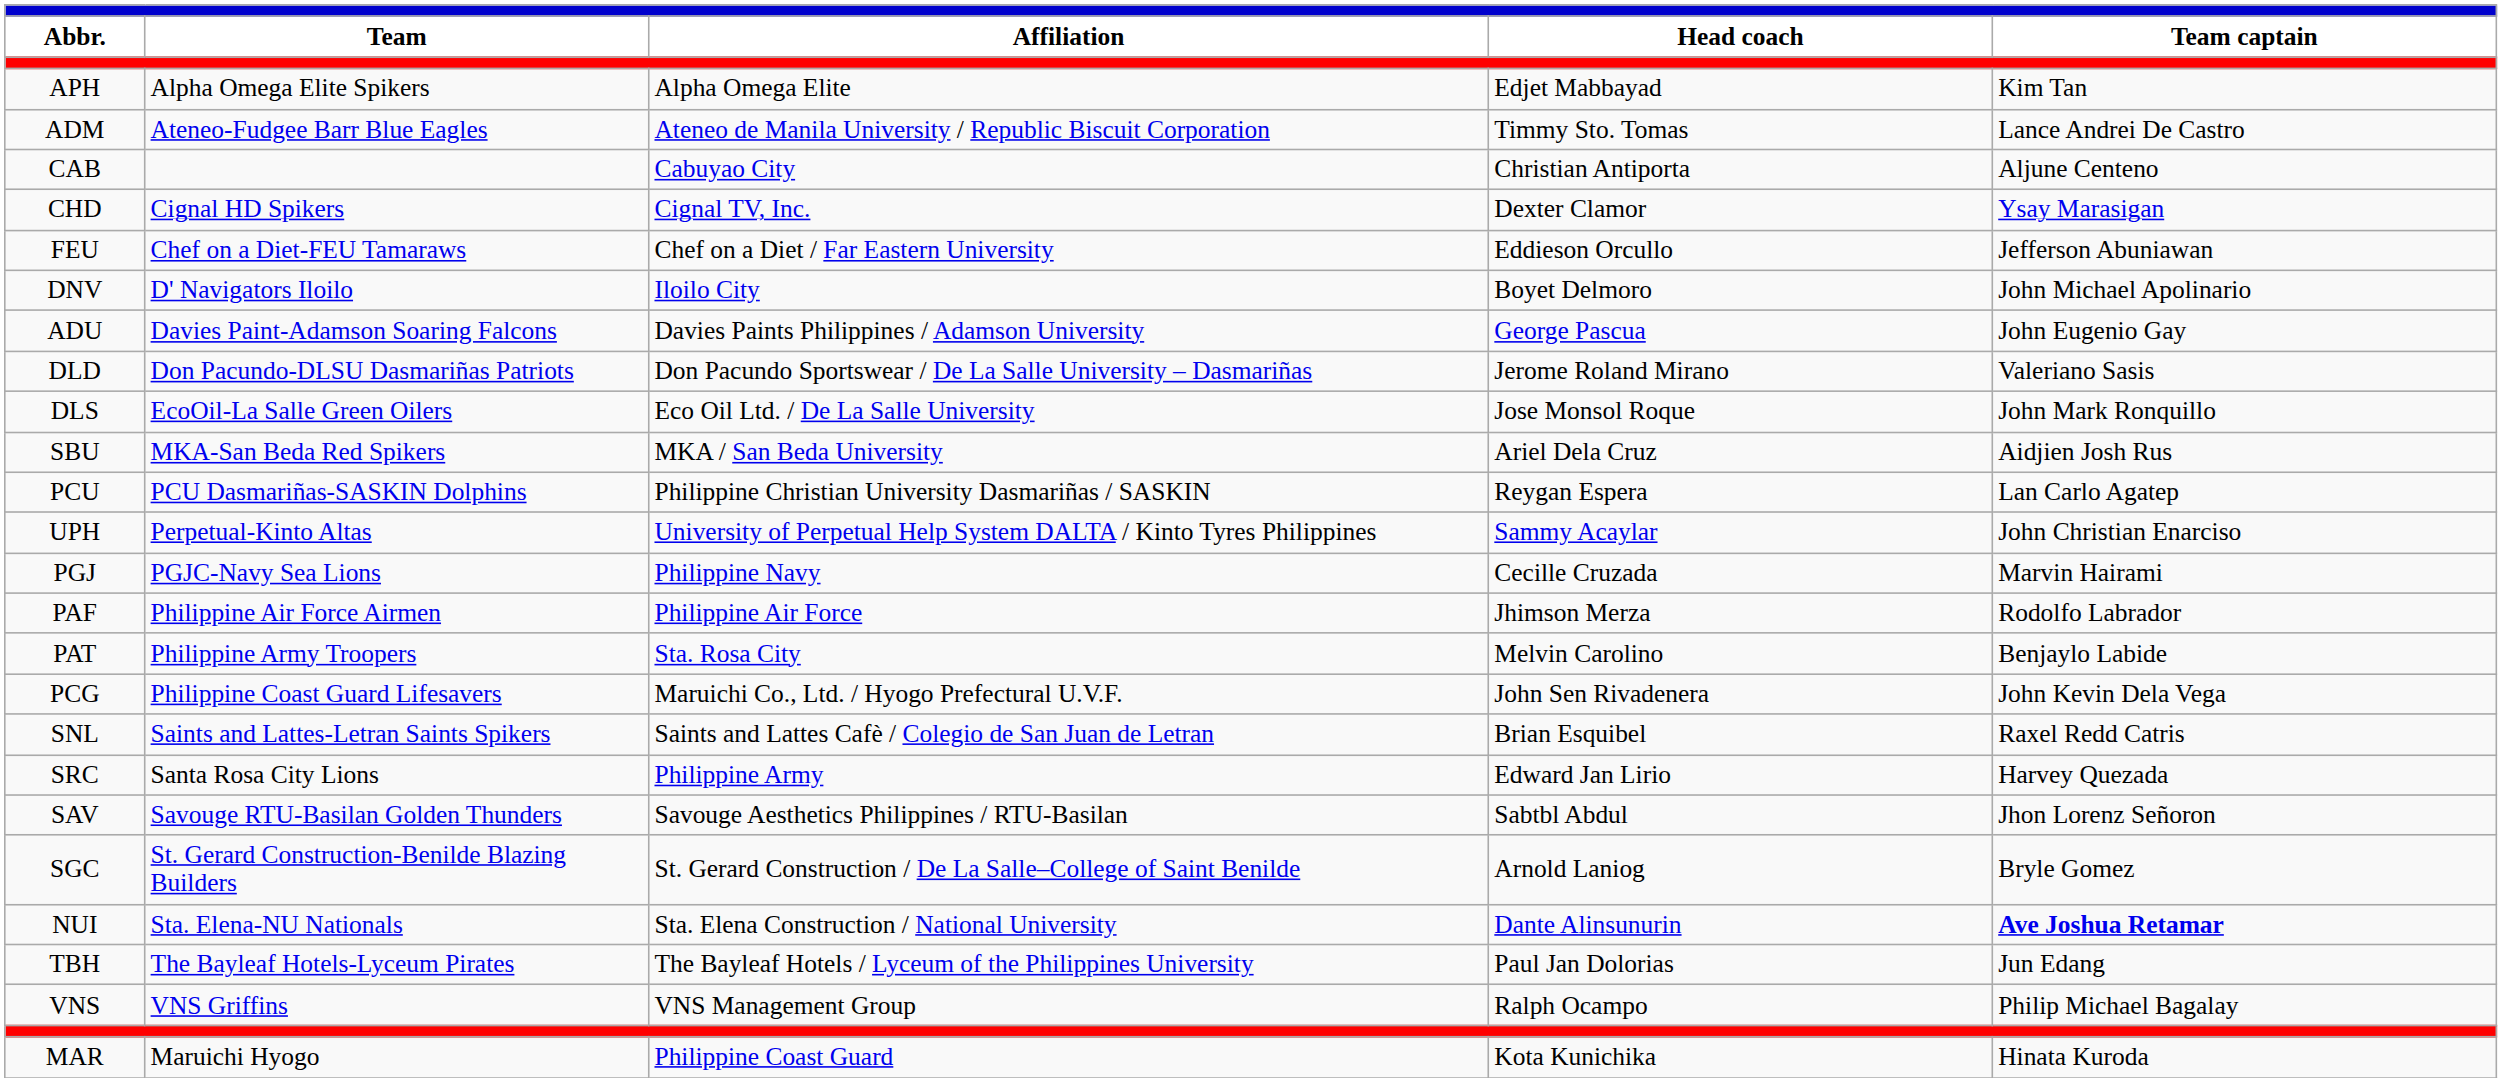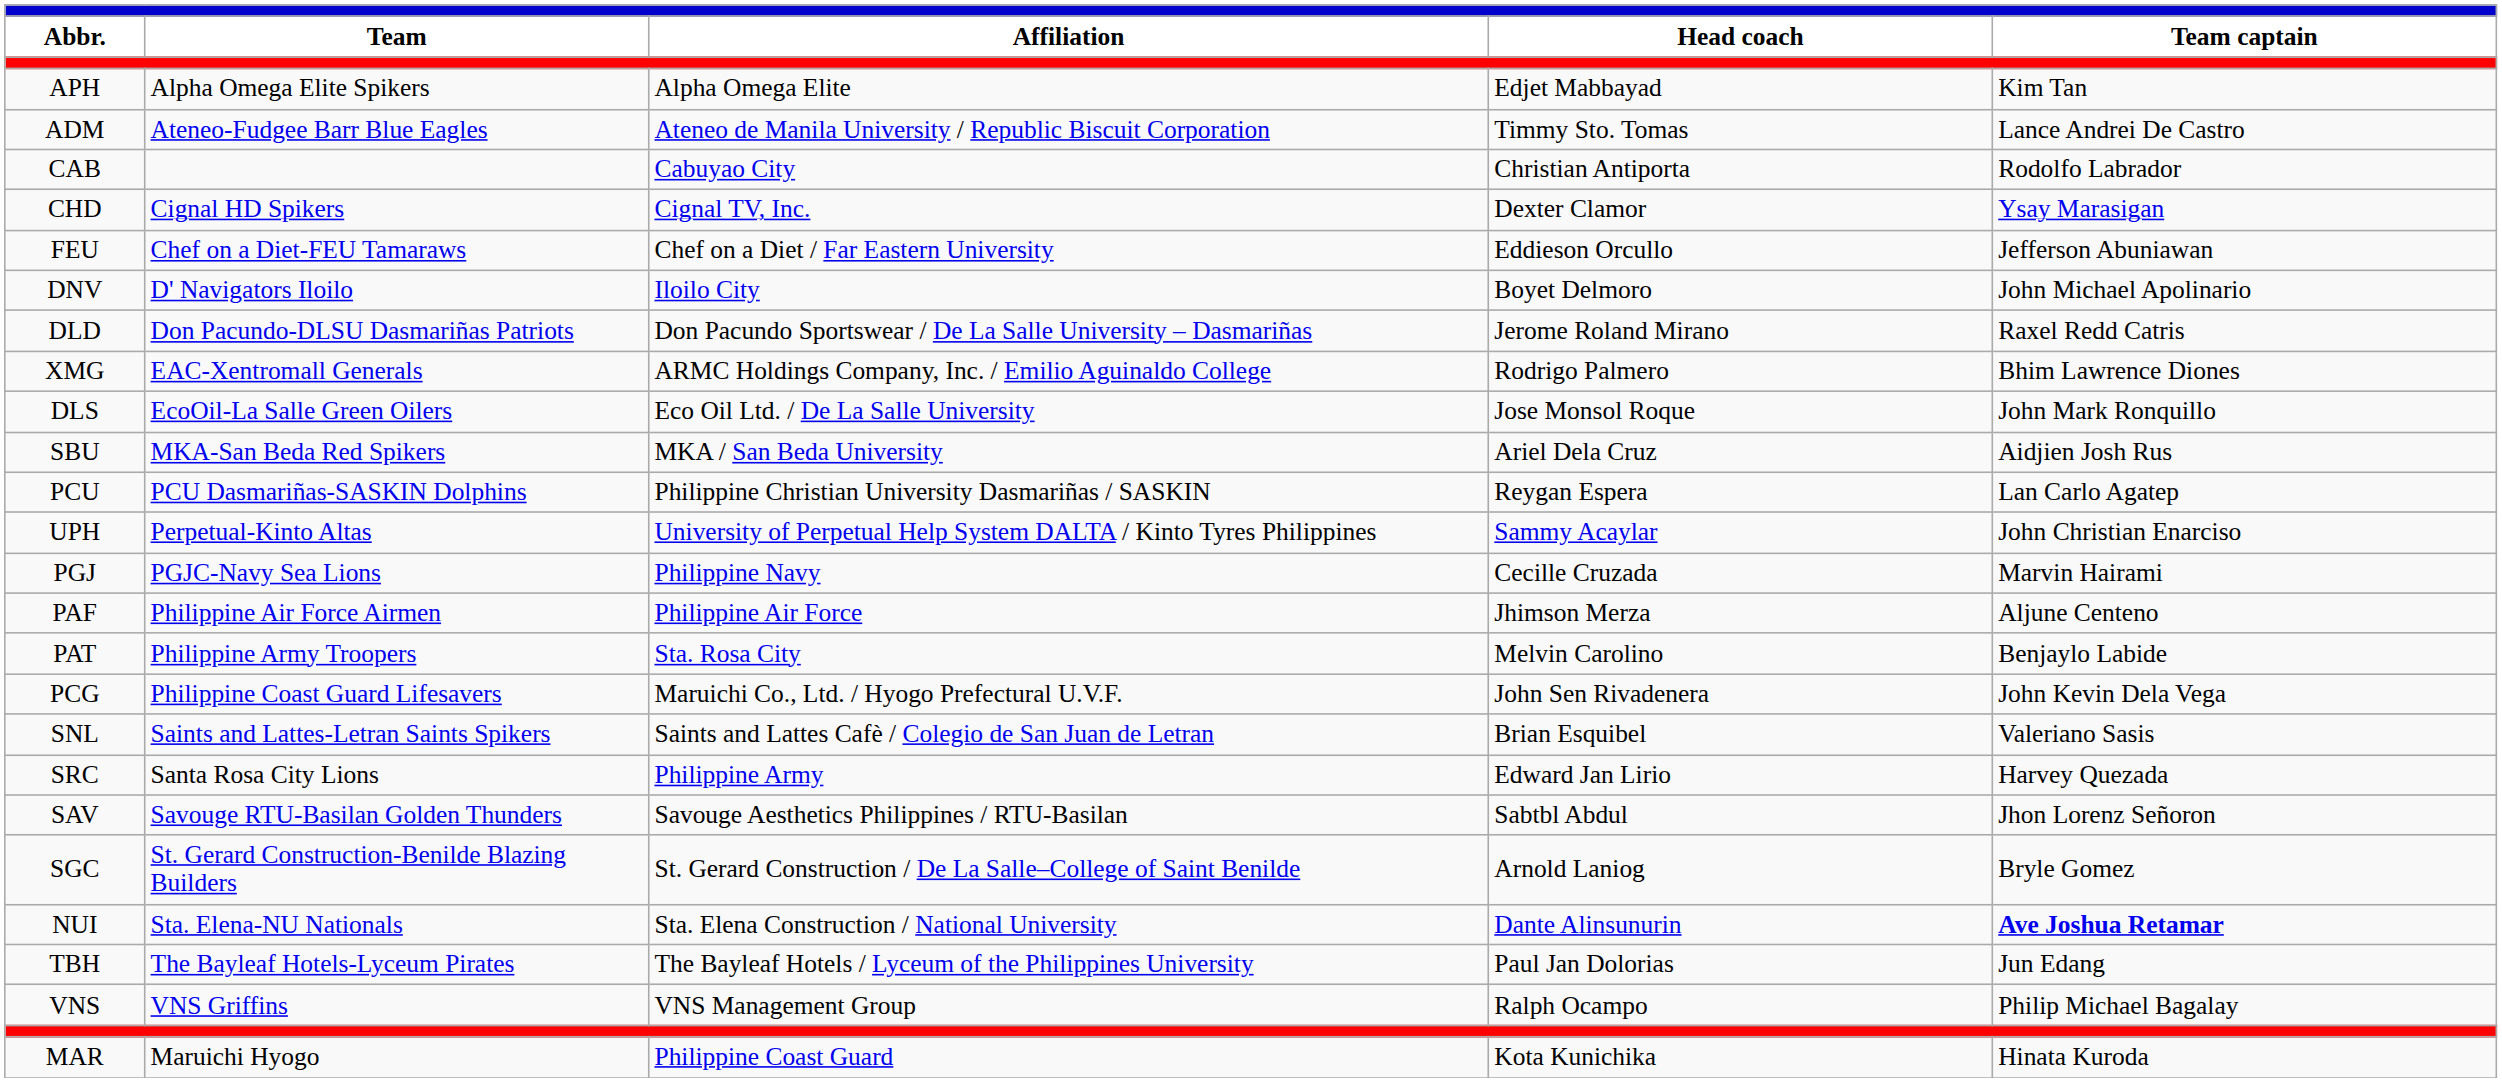(2078, 169) Aljune Centeno -> (2090, 169) Rodolfo Labrador
- row: (75, 330)
(2076, 370) Valeriano Sasis -> (2091, 330) Raxel Redd Catris
+ row: (75, 370)
(2090, 612) Rodolfo Labrador -> (2078, 612) Aljune Centeno
(2091, 734) Raxel Redd Catris -> (2076, 734) Valeriano Sasis
